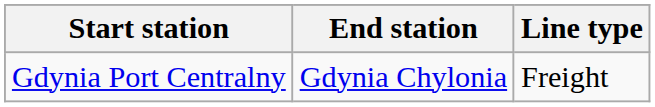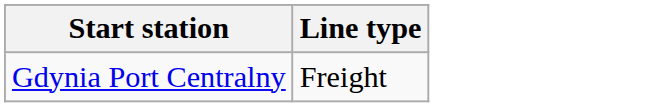- column: (403, 28)
